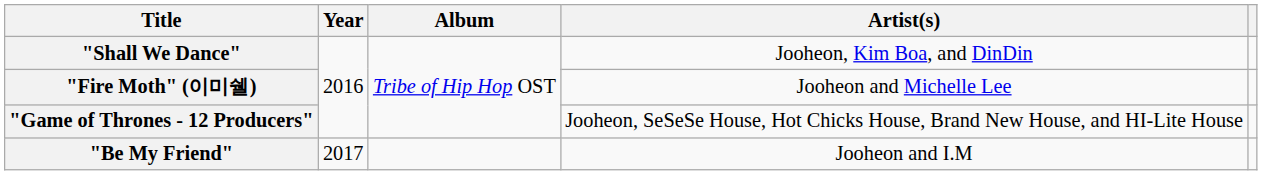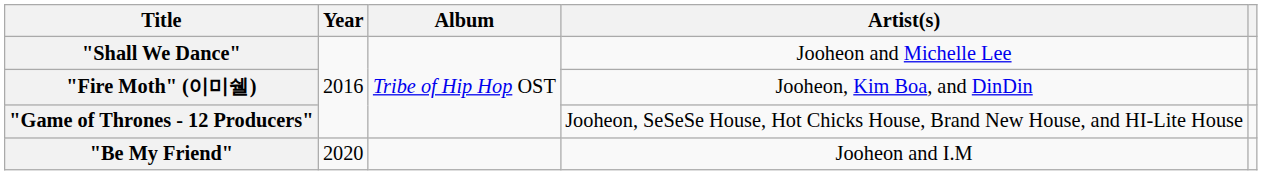(904, 52) Jooheon, Kim Boa, and DinDin -> (904, 52) Jooheon and Michelle Lee
(904, 86) Jooheon and Michelle Lee -> (904, 86) Jooheon, Kim Boa, and DinDin
(343, 153) 2017 -> (343, 153) 2020
